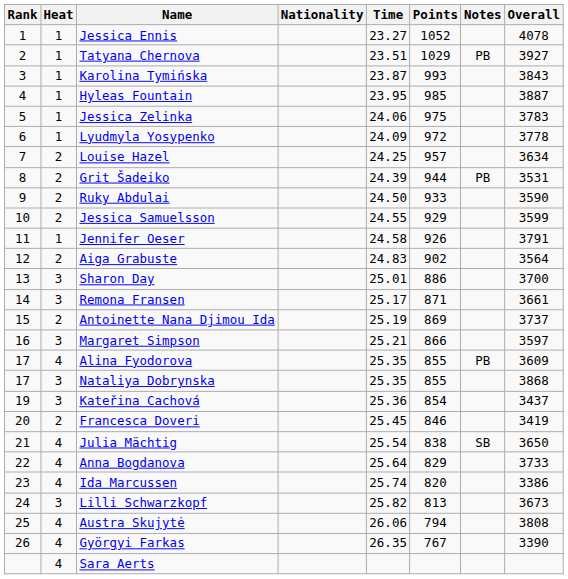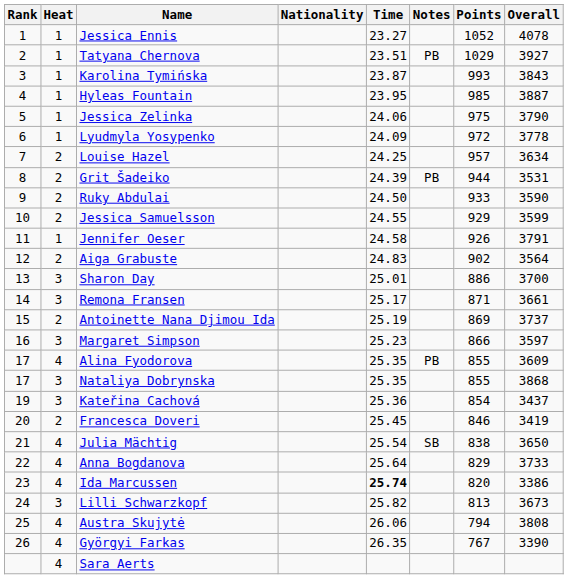columns swapped: (435, 15) <-> (483, 15)
(534, 116) 3783 -> (534, 116) 3790
(388, 340) 25.21 -> (388, 340) 25.23
(388, 482) normal -> (388, 482) bold
